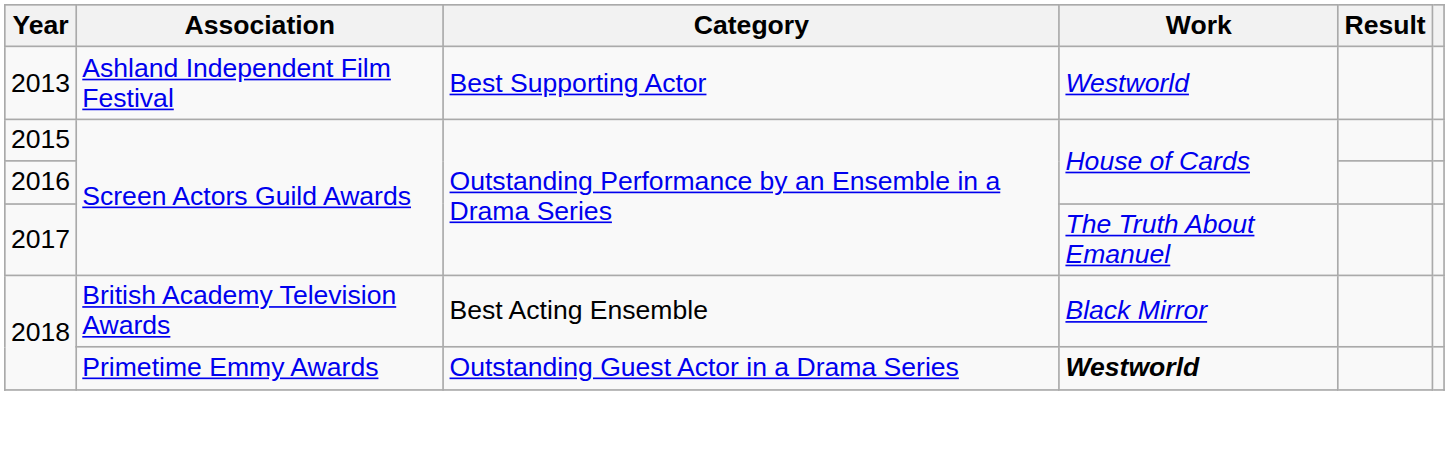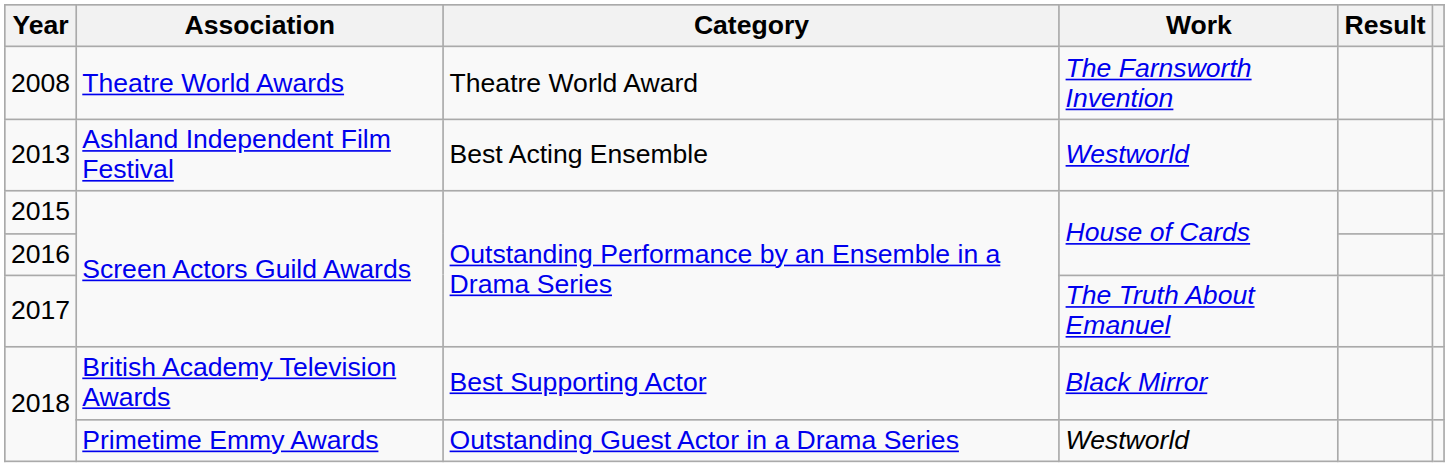+ row: (40, 82)
(578, 82) Best Supporting Actor -> (579, 154) Best Acting Ensemble
(579, 310) Best Acting Ensemble -> (578, 382) Best Supporting Actor
(1132, 367) bold -> (1127, 439) normal
